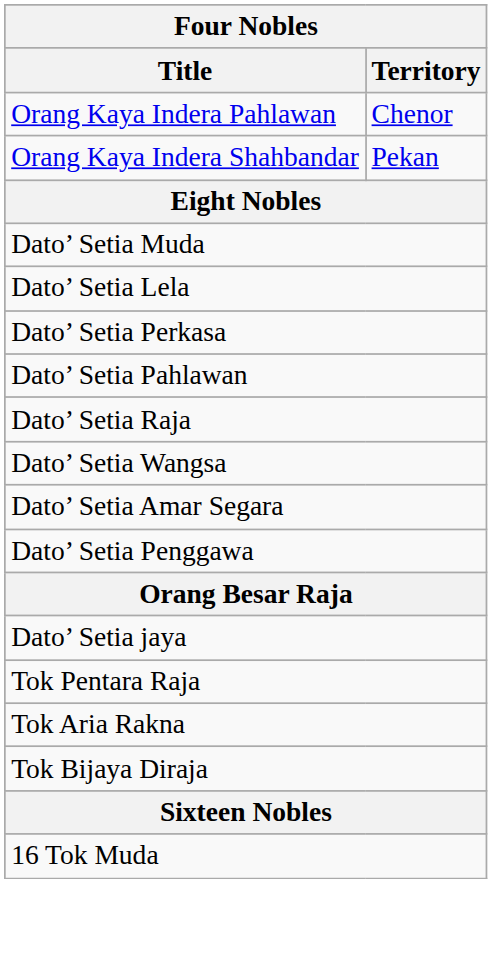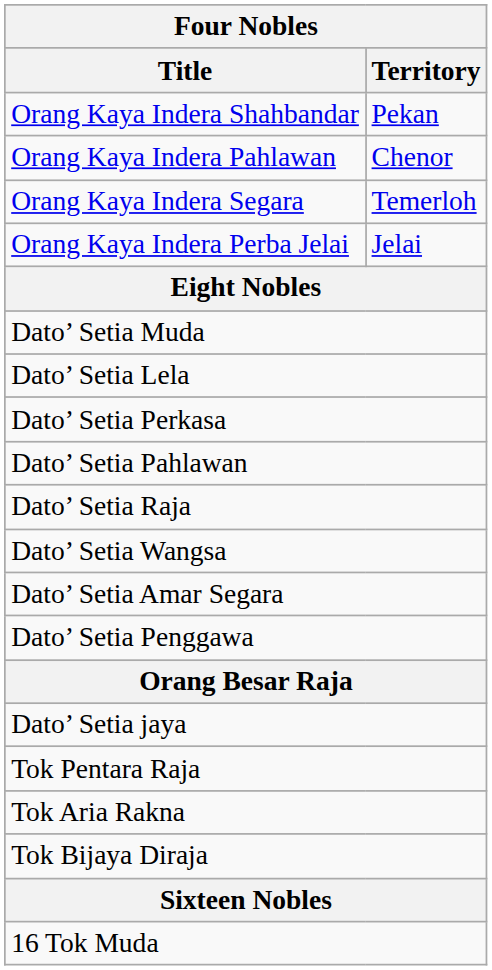rows swapped: (185, 157) <-> (174, 113)
+ row: (158, 200)
+ row: (180, 244)
